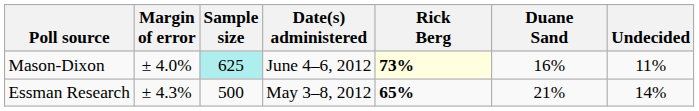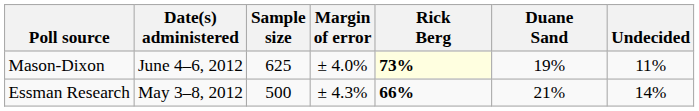columns swapped: (319, 27) <-> (167, 27)
(231, 65) paleturquoise background -> (278, 65) no background
(549, 65) 16% -> (549, 65) 19%
(397, 92) 65% -> (397, 92) 66%
